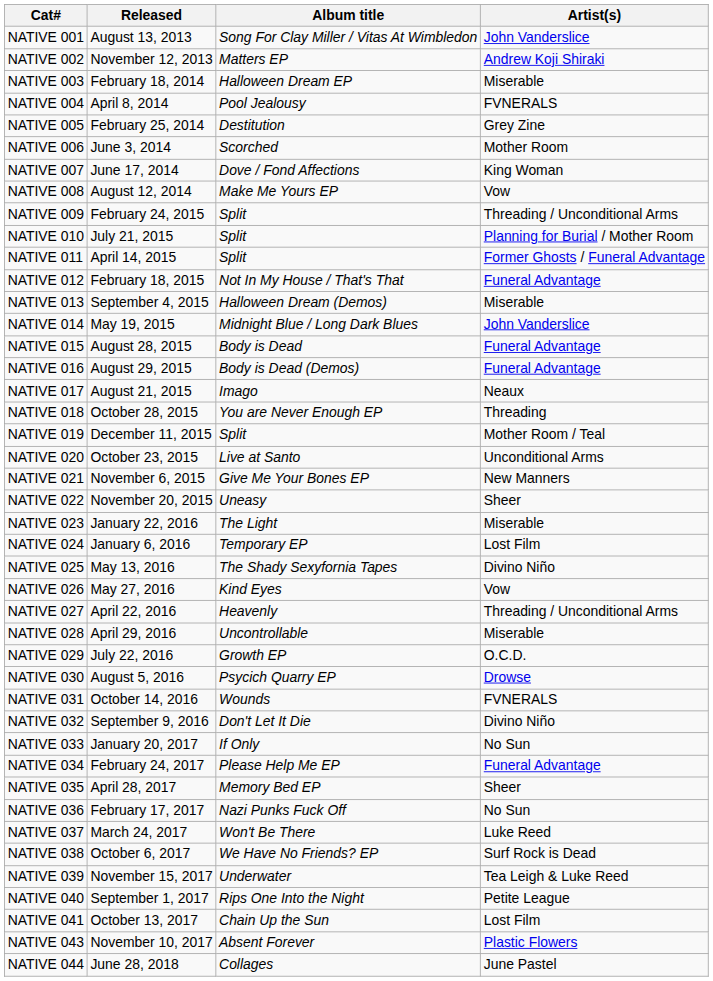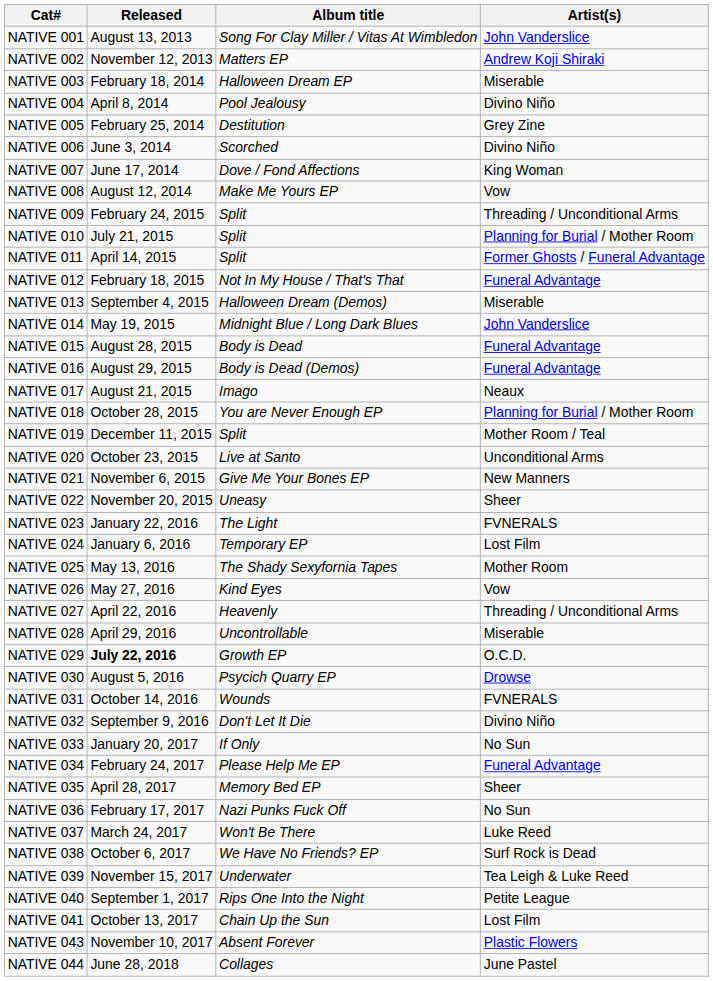(521, 103) FVNERALS -> (519, 103) Divino Niño
(526, 147) Mother Room -> (519, 147) Divino Niño
(515, 412) Threading -> (589, 412) Planning for Burial / Mother Room
(514, 523) Miserable -> (521, 523) FVNERALS
(519, 567) Divino Niño -> (526, 567) Mother Room
(132, 655) normal -> (133, 655) bold
